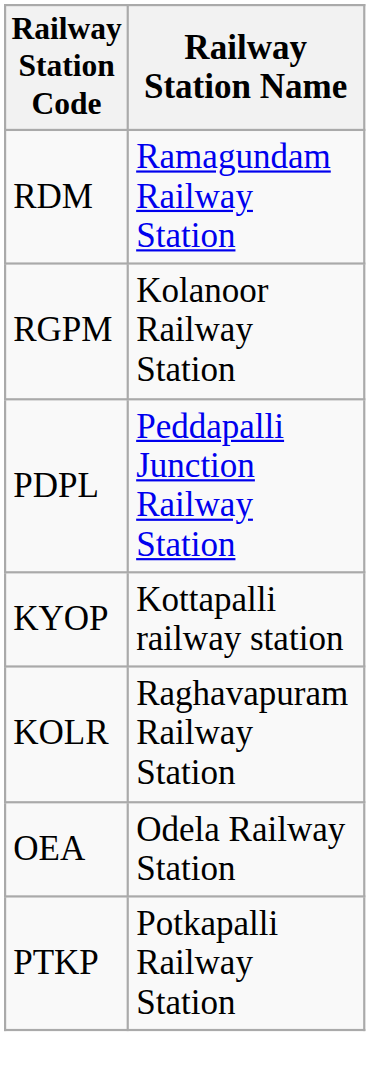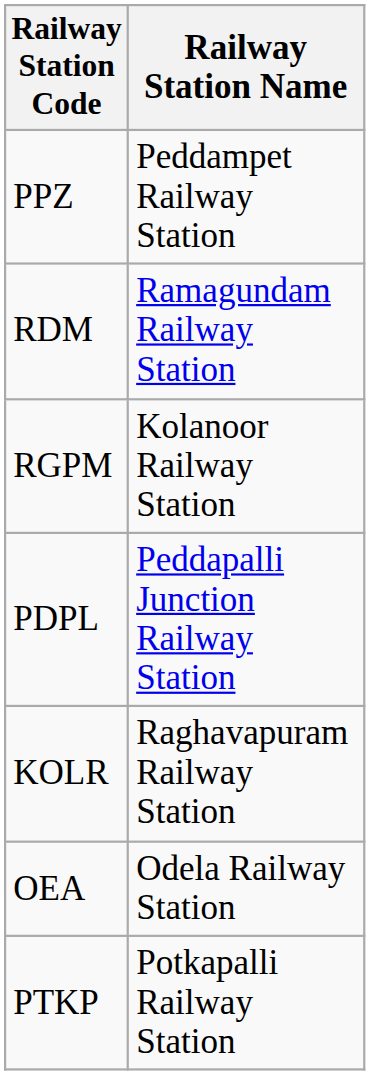+ row: (43, 196)
- row: (61, 619)
